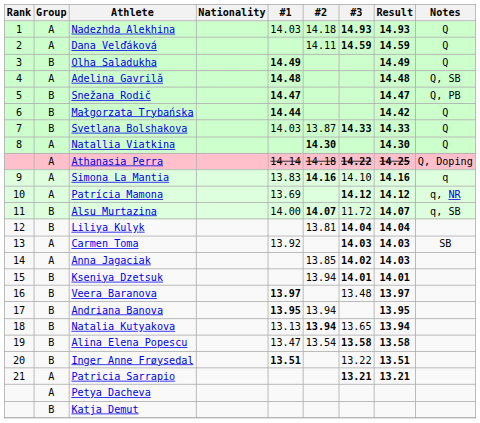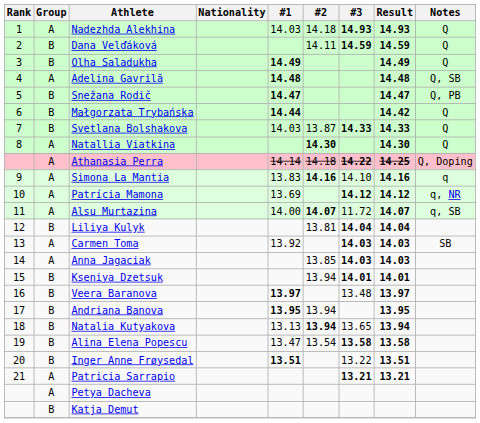(51, 46) A -> (51, 46) B
(51, 211) B -> (51, 211) A
(356, 261) 14.02 -> (356, 261) 14.03
